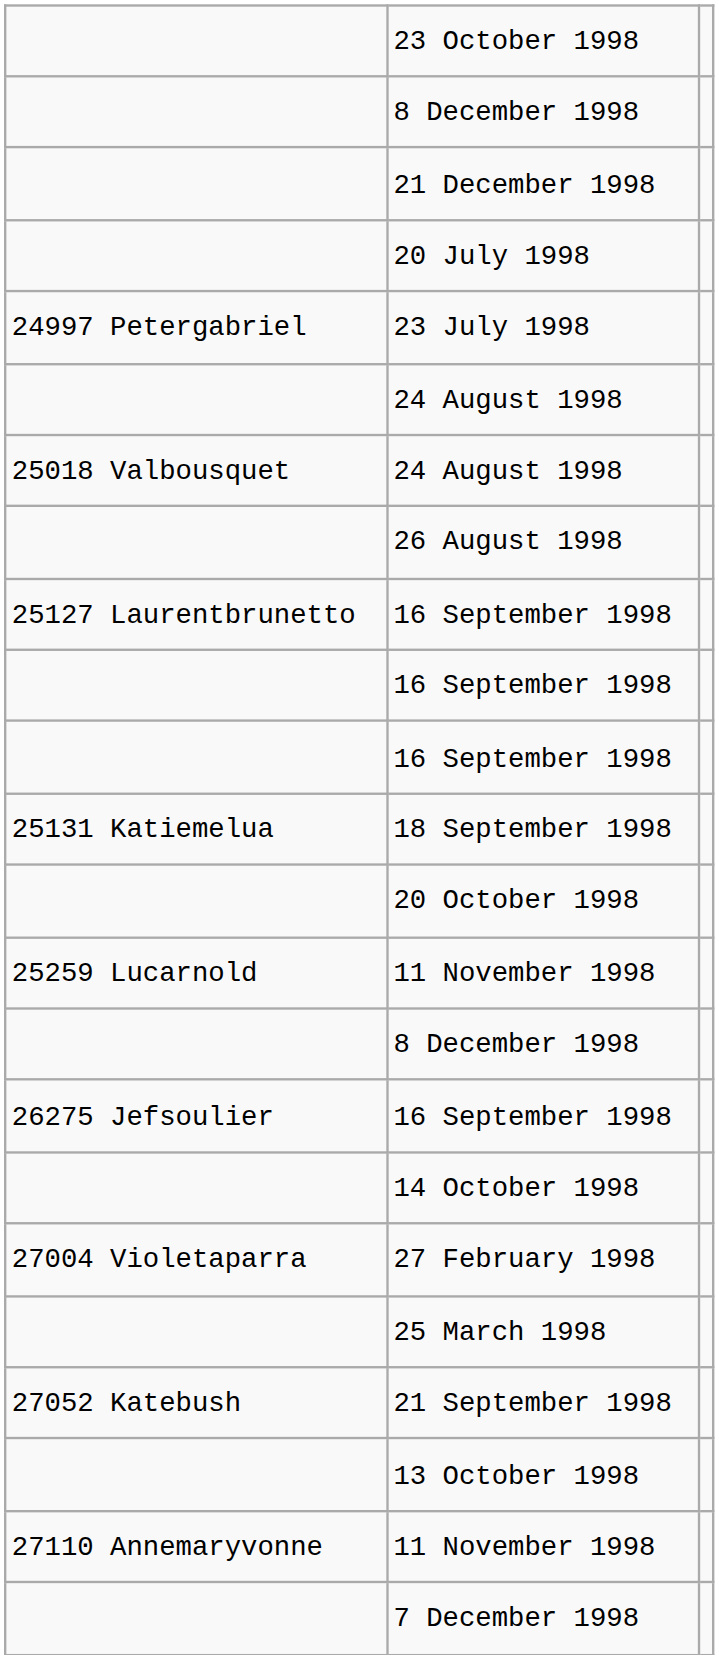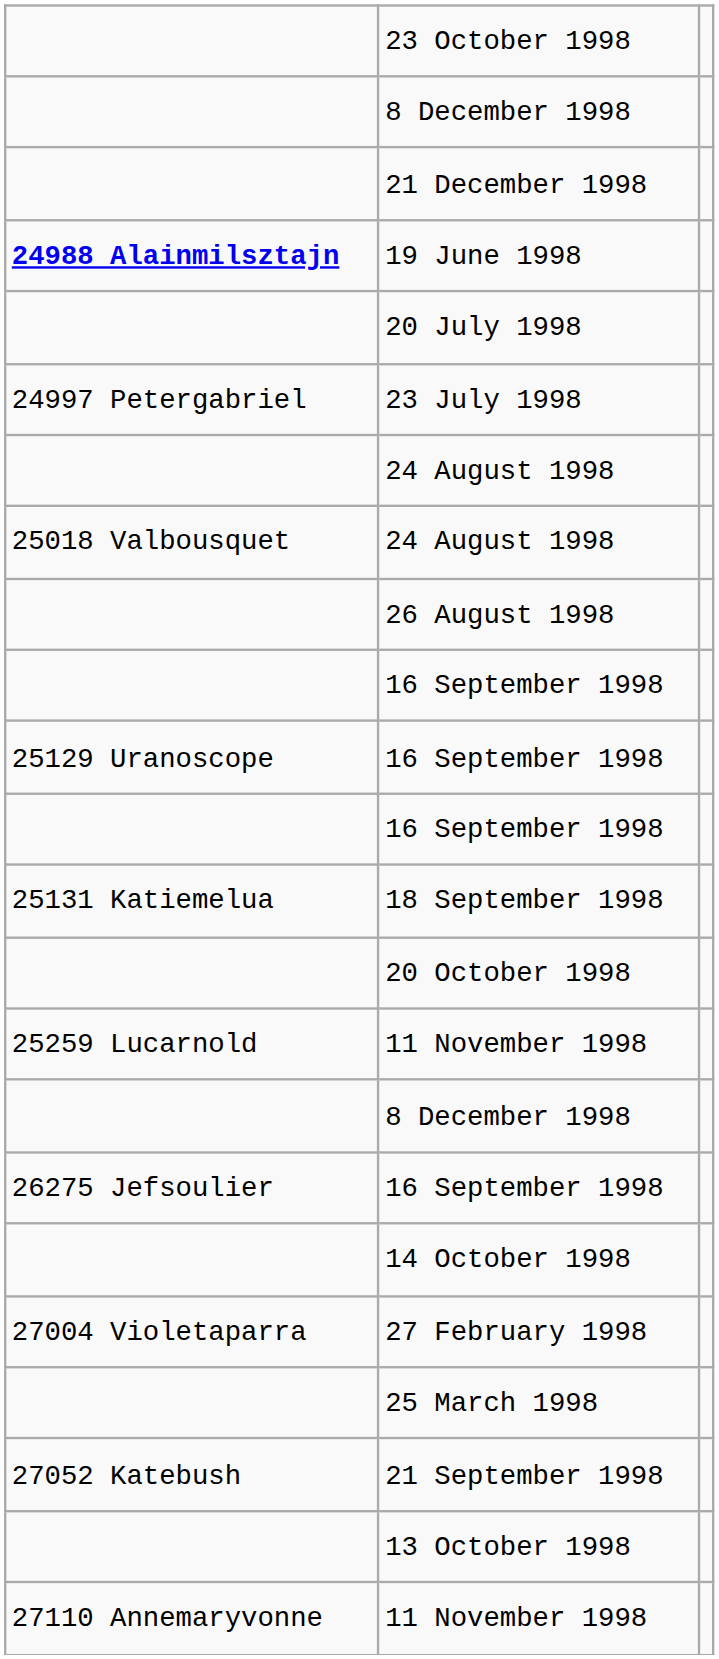+ row: (176, 255)
- row: (184, 614)
+ row: (143, 758)
- row: (196, 1618)
